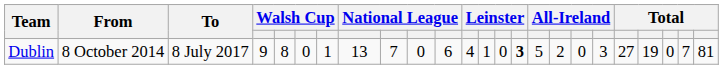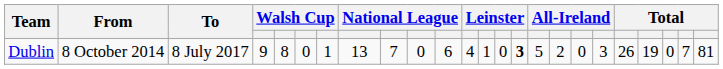(626, 51) 27 -> (626, 51) 26
